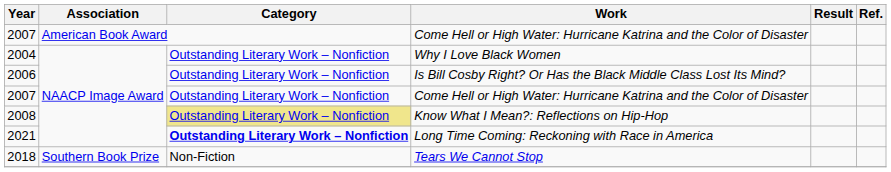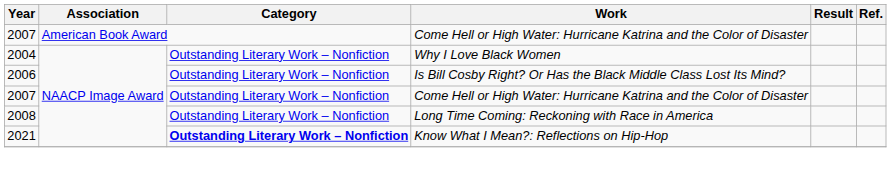(279, 116) khaki background -> (279, 116) no background
(541, 116) Know What I Mean?: Reflections on Hip-Hop -> (564, 116) Long Time Coming: Reckoning with Race in America
(564, 136) Long Time Coming: Reckoning with Race in America -> (541, 136) Know What I Mean?: Reflections on Hip-Hop
- row: (22, 156)
